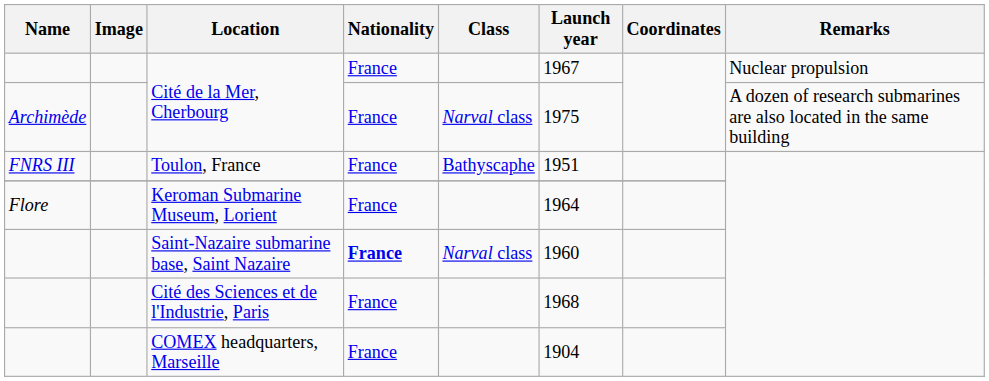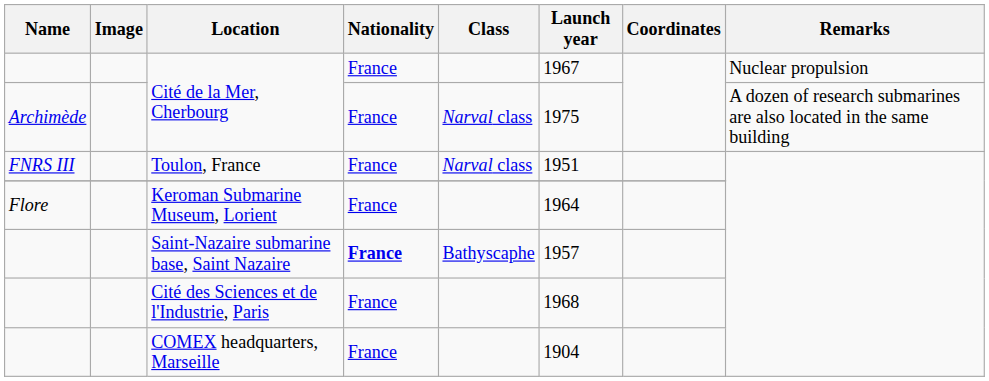(489, 165) Bathyscaphe -> (487, 165) Narval class
(487, 253) Narval class -> (489, 253) Bathyscaphe
(561, 253) 1960 -> (561, 253) 1957
